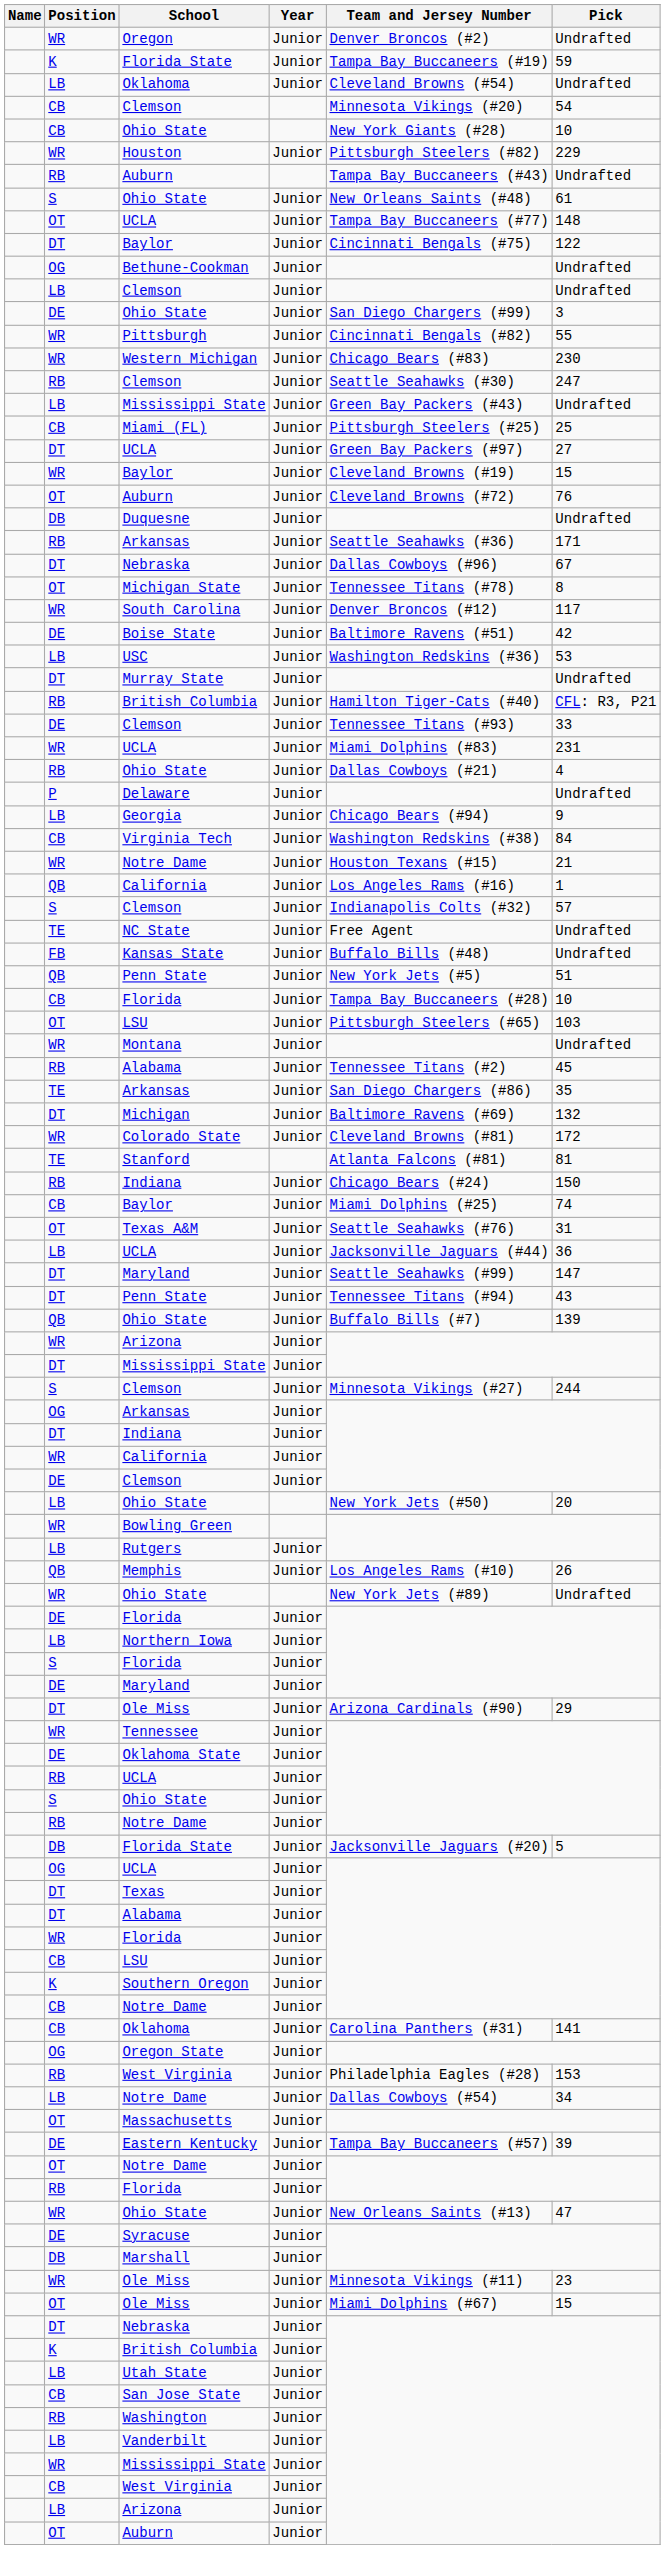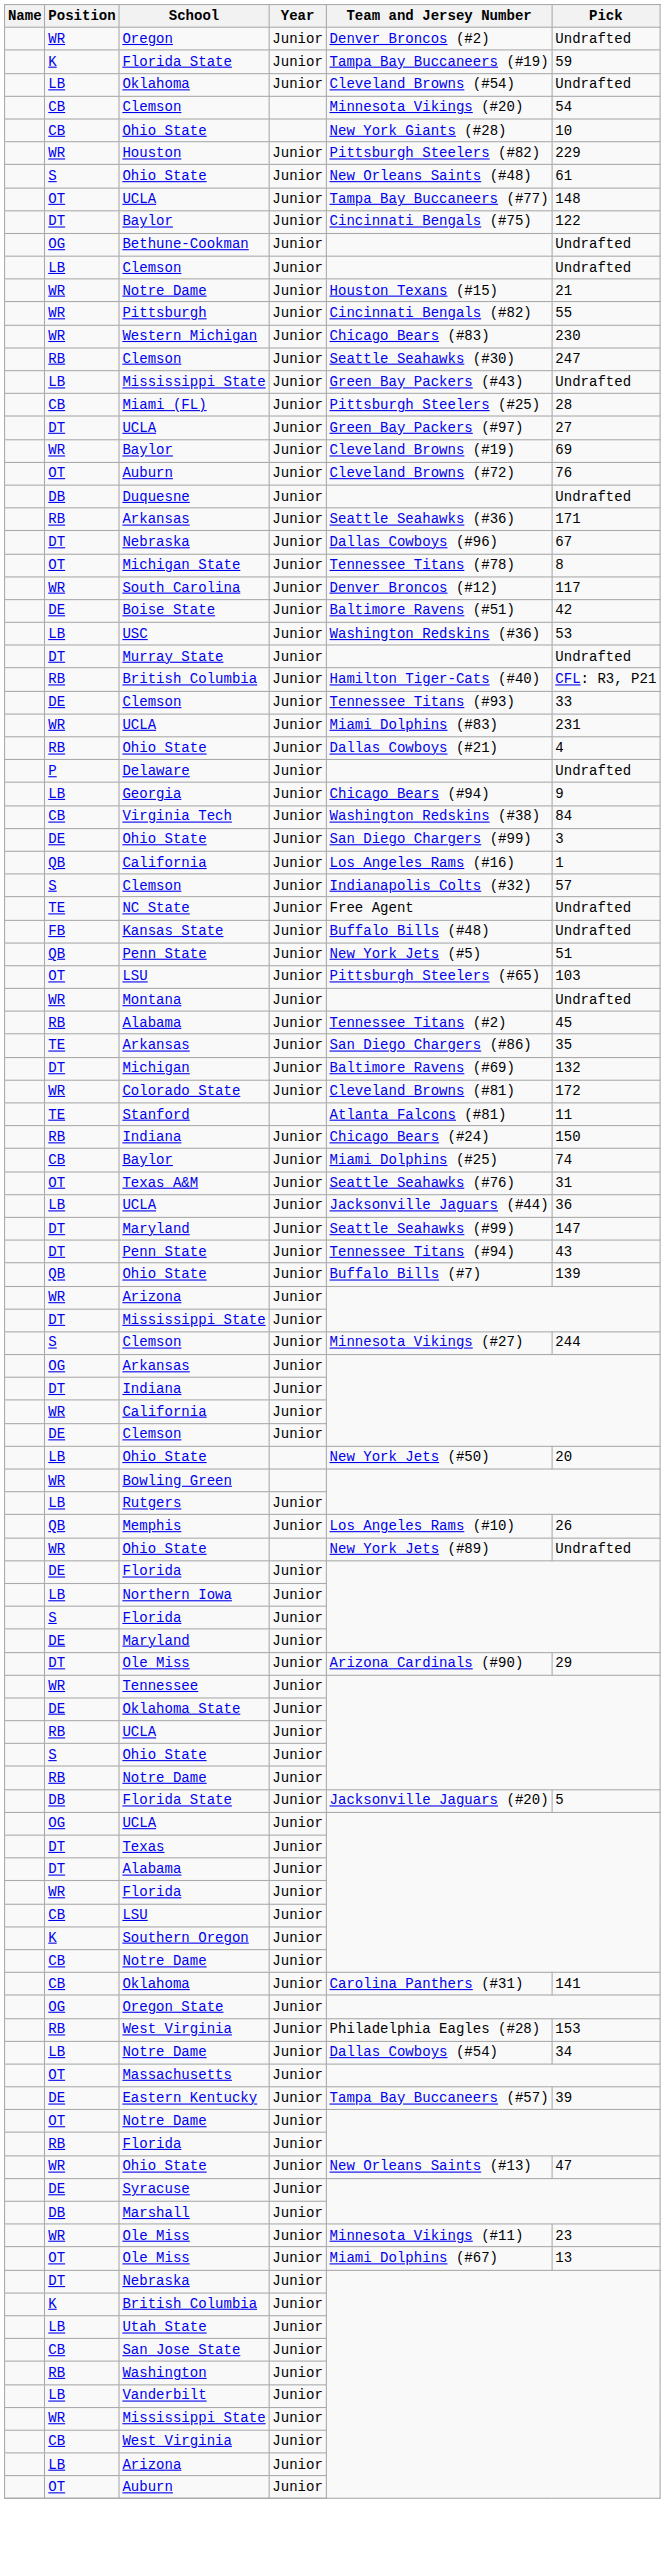- row: (57, 176)
rows swapped: (57, 313) <-> (57, 863)
(564, 428) 25 -> (564, 405) 28
(564, 474) 15 -> (564, 451) 69
- row: (57, 1000)
(564, 1160) 81 -> (564, 1114) 11
(564, 2304) 15 -> (564, 2258) 13
